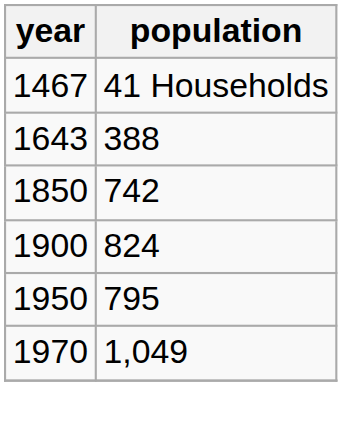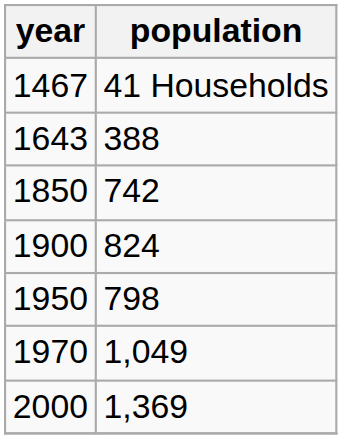(132, 298) 795 -> (132, 298) 798
+ row: (50, 406)
